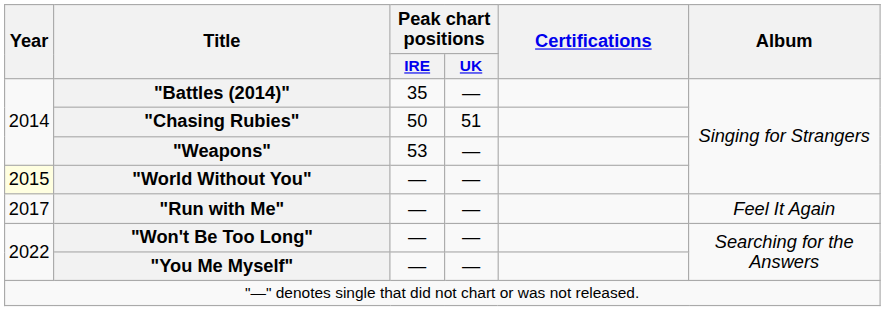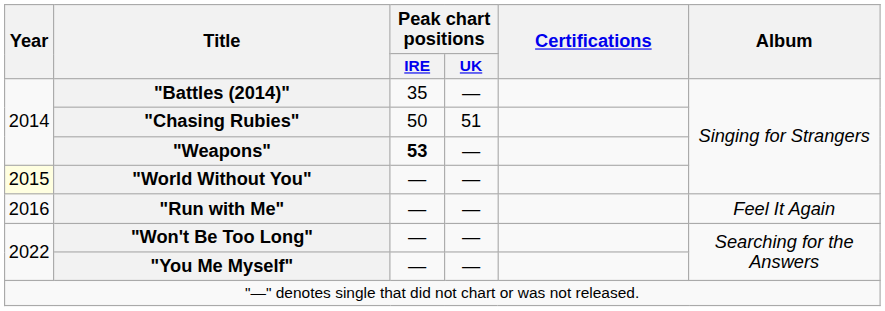(417, 150) normal -> (417, 150) bold
(29, 208) 2017 -> (29, 208) 2016
